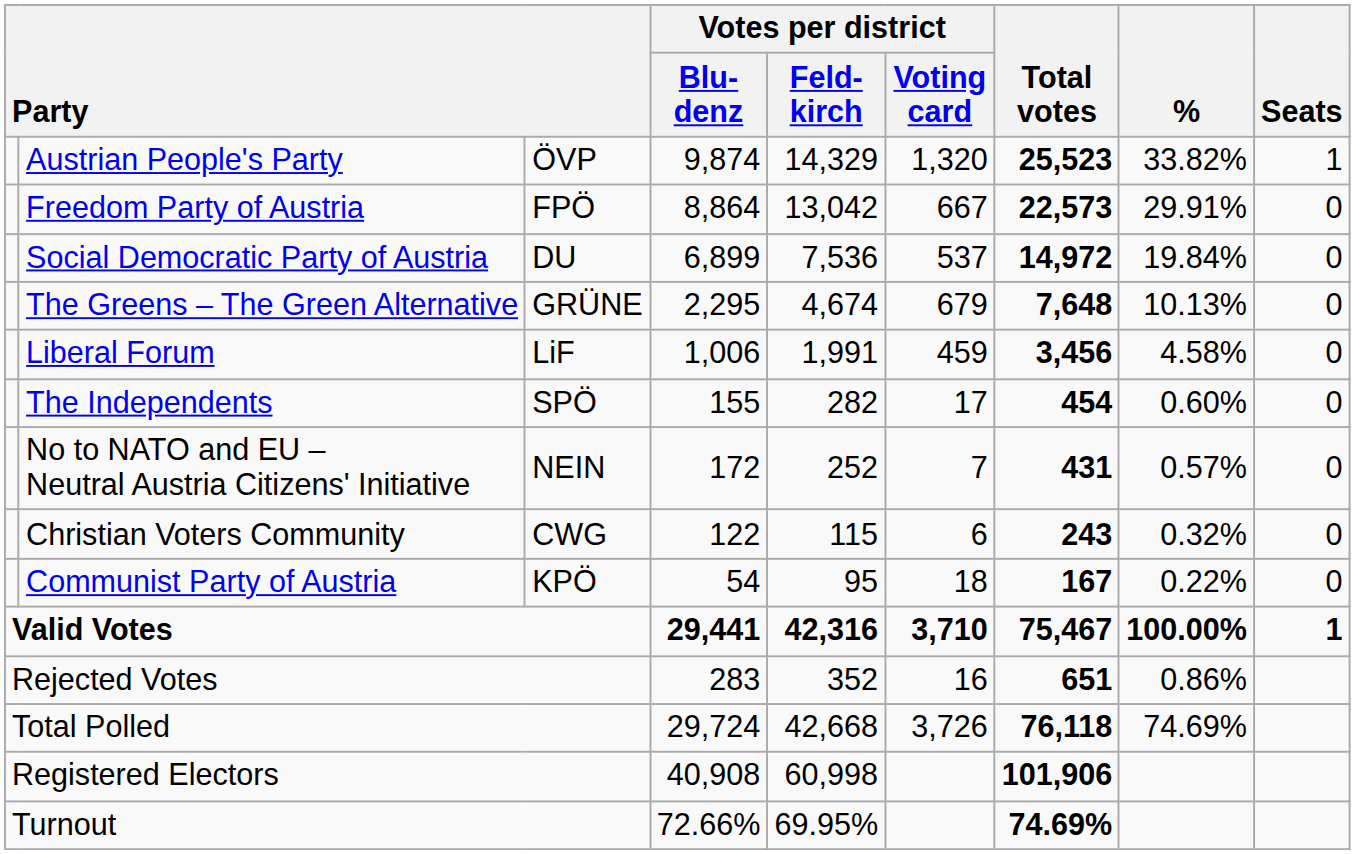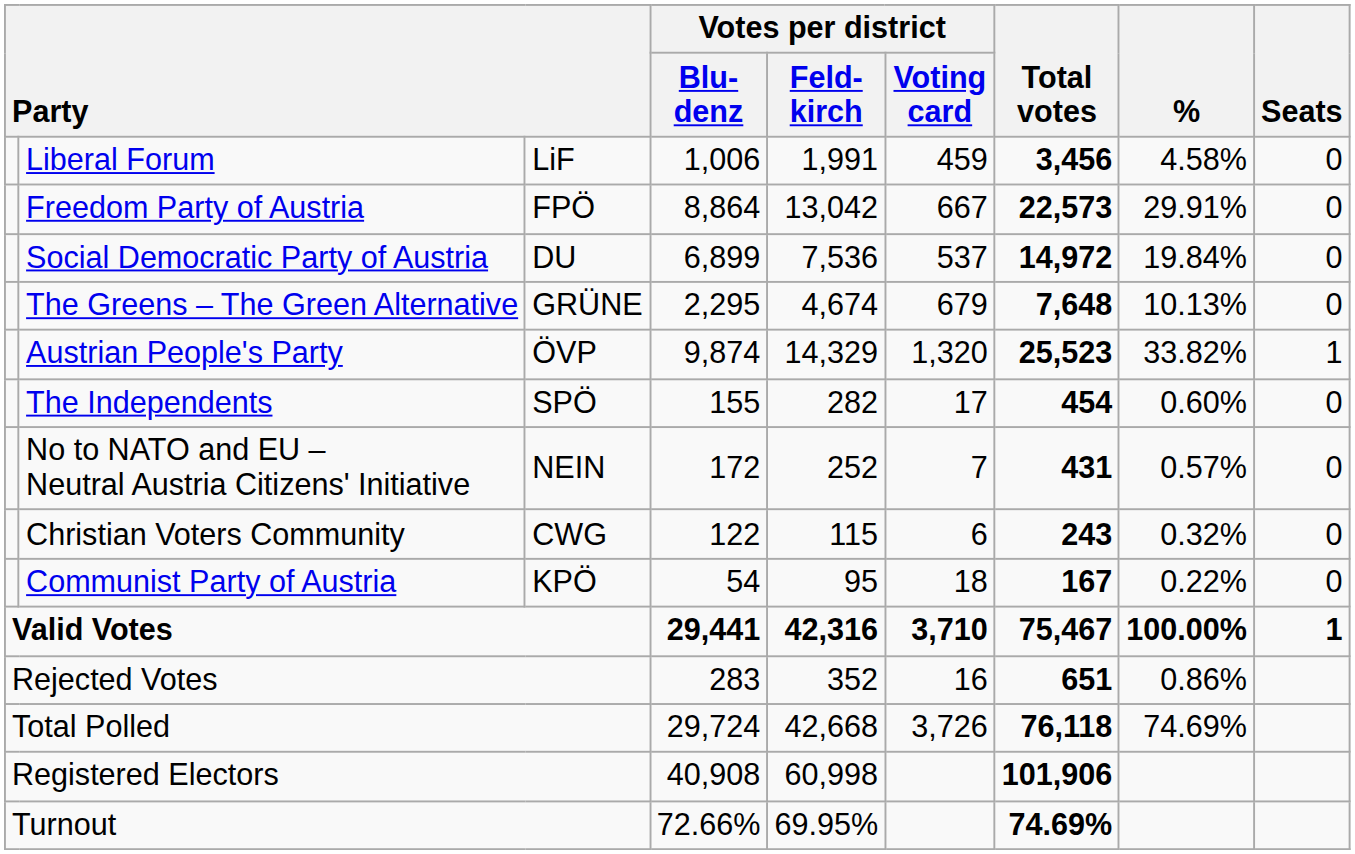rows swapped: (184, 160) <-> (120, 353)
